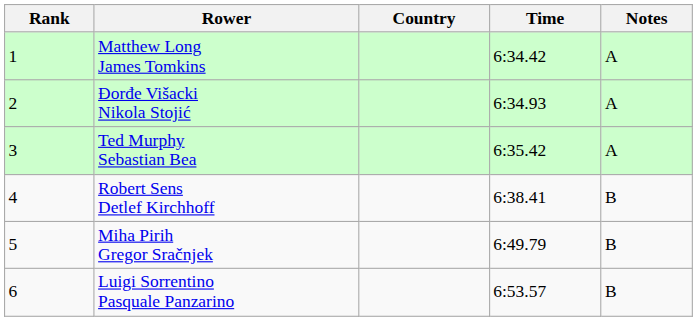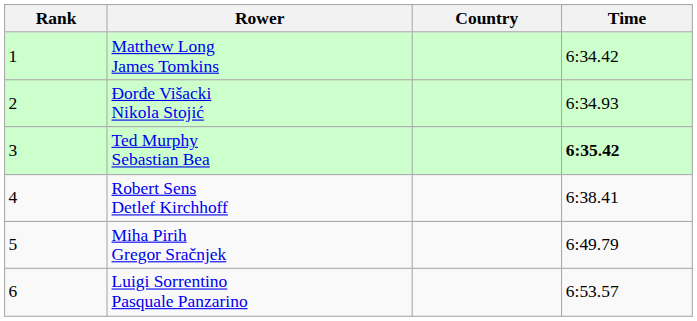- column: (647, 18)
(520, 150) normal -> (593, 150) bold
